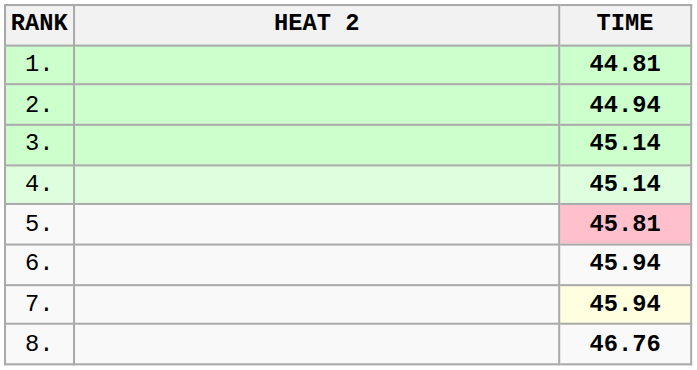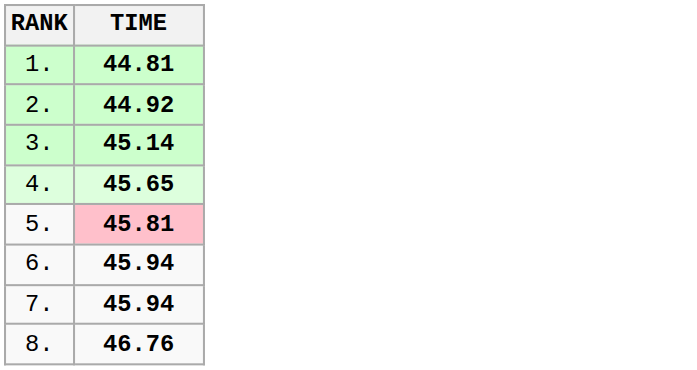- column: (317, 25)
(625, 104) 44.94 -> (139, 104) 44.92
(625, 184) 45.14 -> (139, 184) 45.65
(625, 304) lightyellow background -> (139, 304) no background
